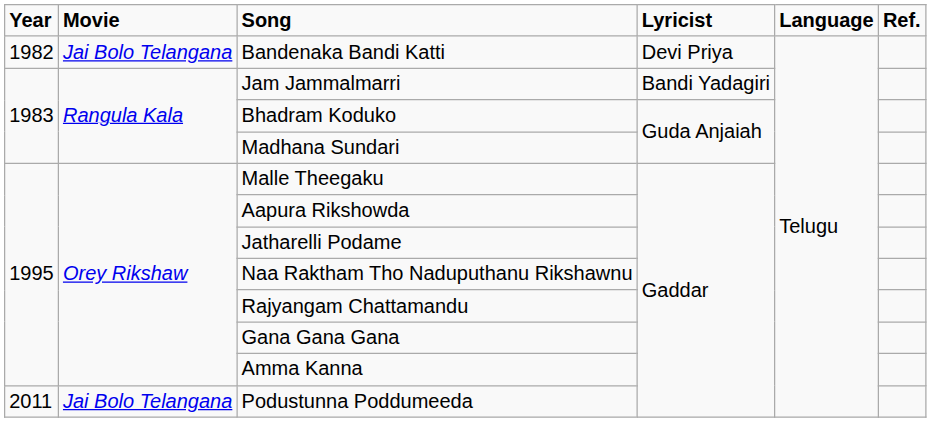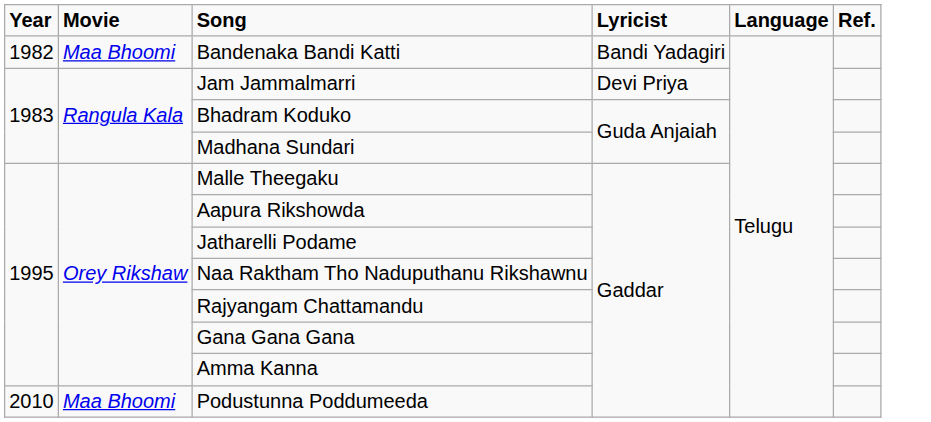(148, 52) Jai Bolo Telangana -> (119, 52) Maa Bhoomi
(687, 52) Devi Priya -> (661, 52) Bandi Yadagiri
(706, 83) Bandi Yadagiri -> (642, 83) Devi Priya
(31, 400) 2011 -> (31, 400) 2010
(148, 400) Jai Bolo Telangana -> (119, 400) Maa Bhoomi
